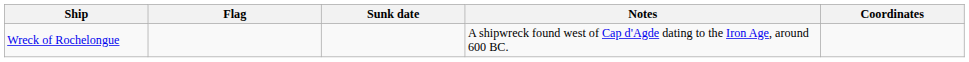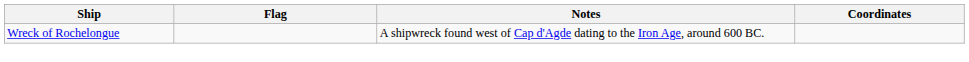- column: (393, 14)
